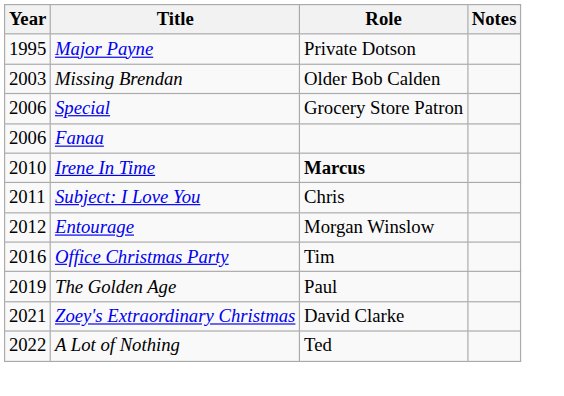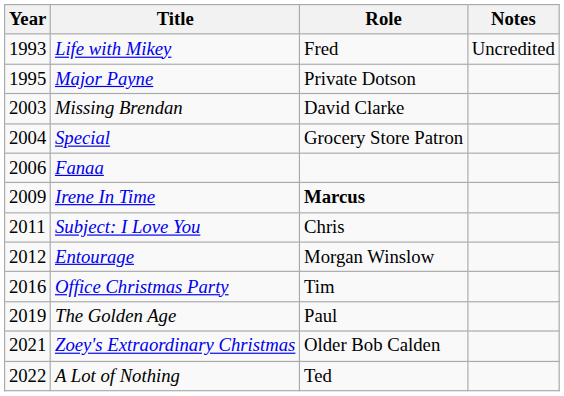+ row: (113, 49)
(372, 78) Older Bob Calden -> (354, 108) David Clarke
(28, 108) 2006 -> (28, 138) 2004
(28, 167) 2010 -> (28, 197) 2009
(354, 316) David Clarke -> (372, 345) Older Bob Calden
